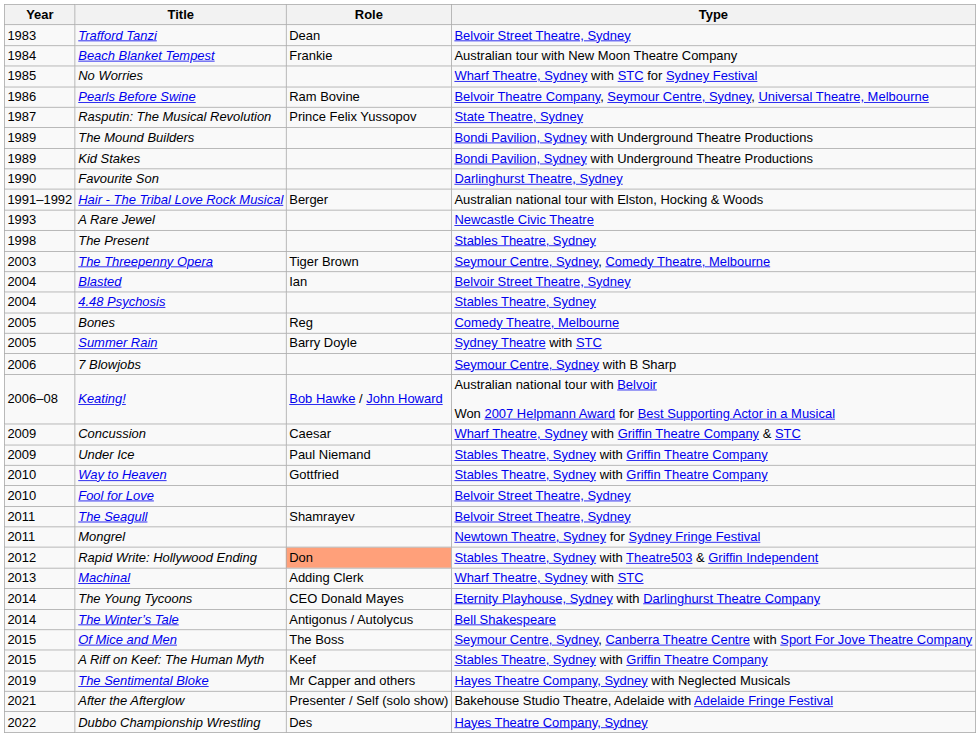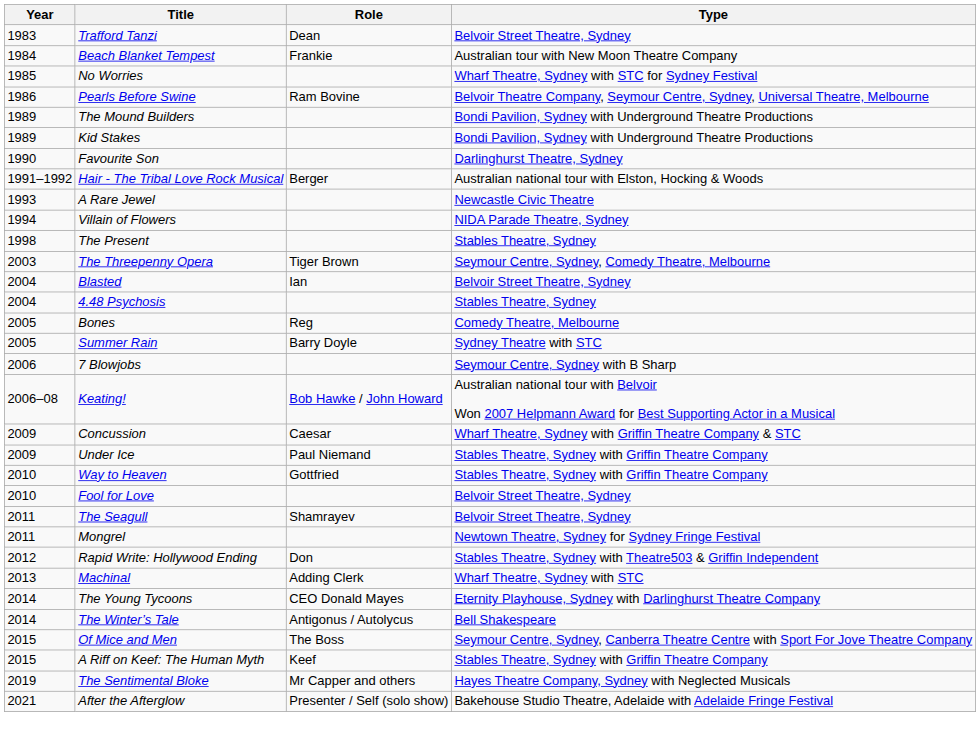- row: (175, 117)
+ row: (127, 220)
(301, 557) lightsalmon background -> (301, 557) no background
- row: (169, 722)
